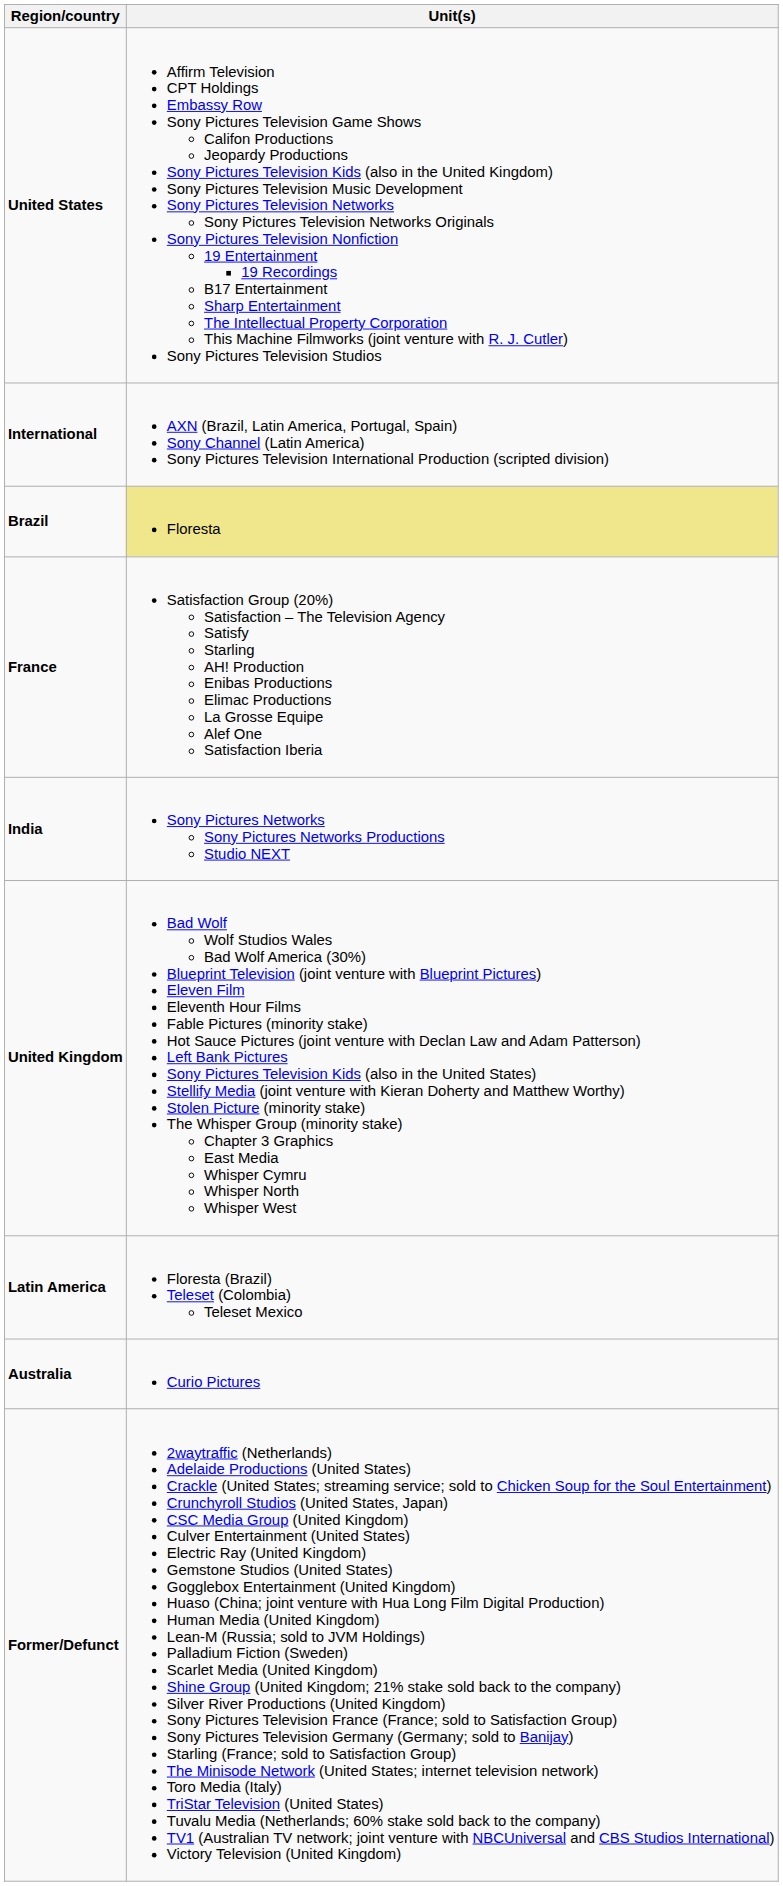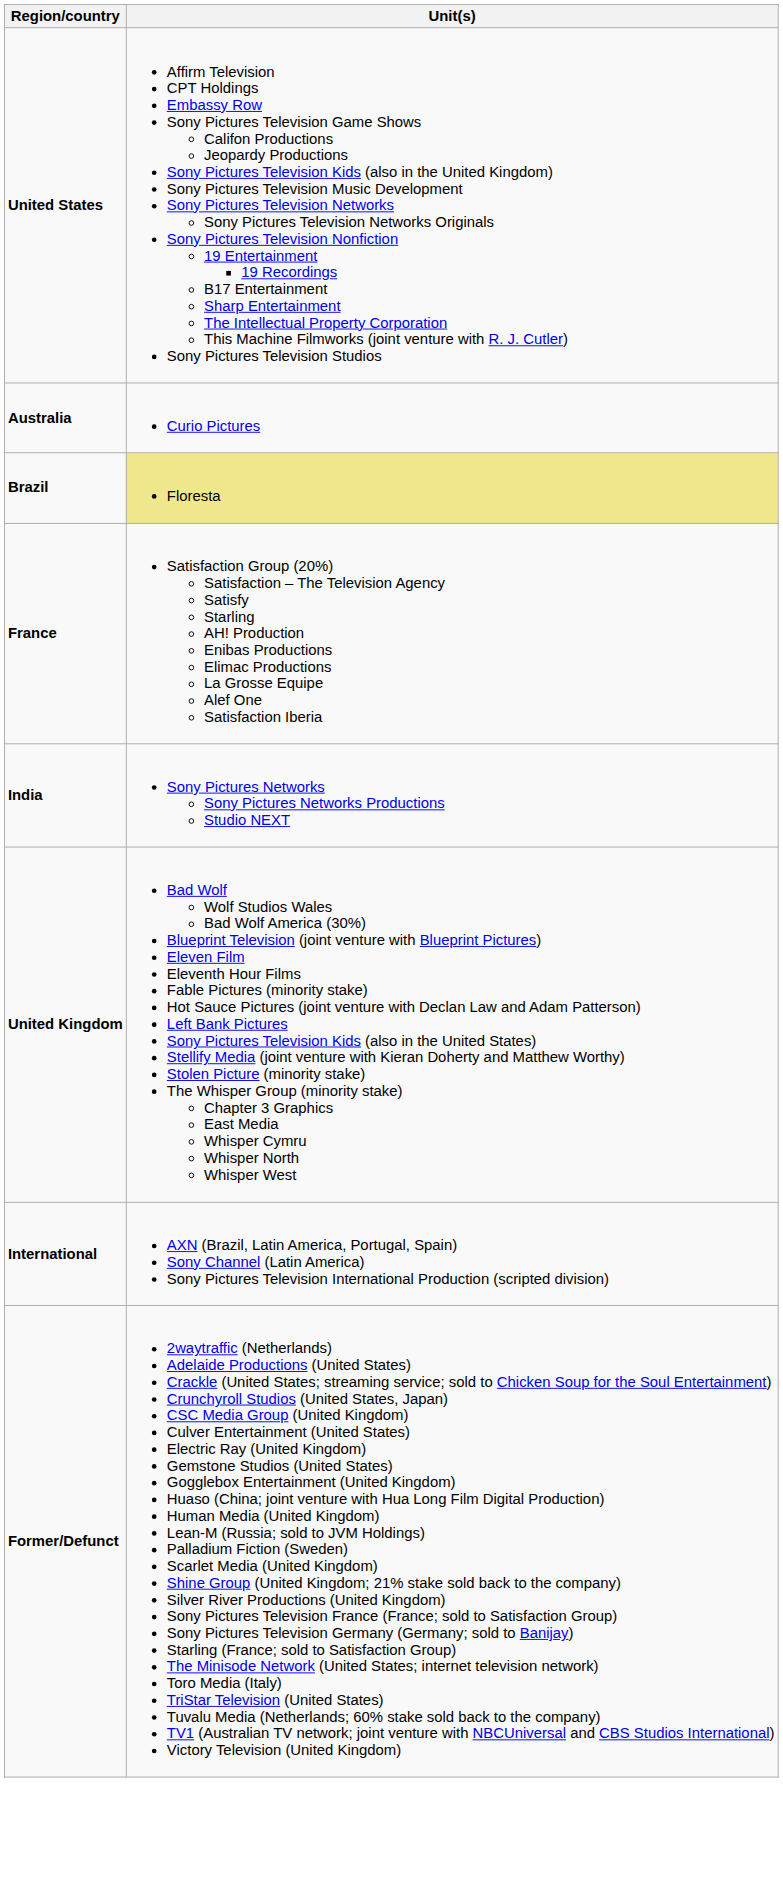rows swapped: (40, 1374) <-> (53, 434)
- row: (57, 1287)
